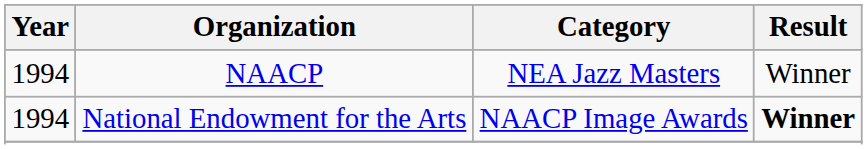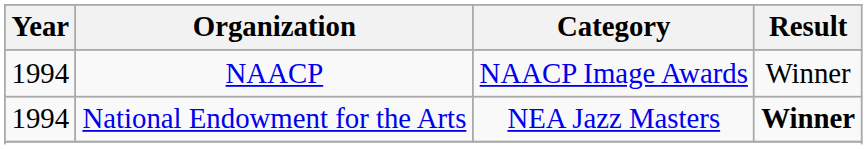(614, 73) NEA Jazz Masters -> (614, 73) NAACP Image Awards
(614, 118) NAACP Image Awards -> (614, 118) NEA Jazz Masters
